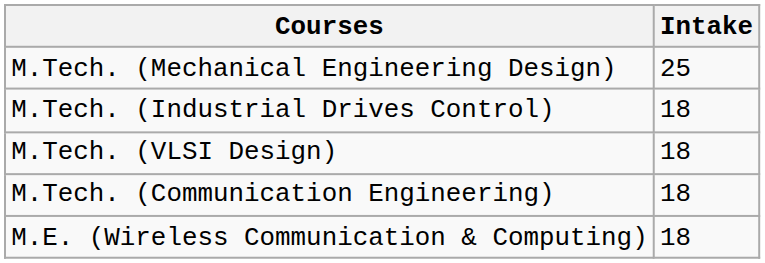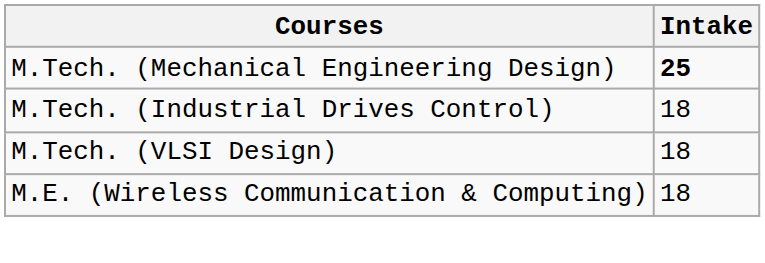(676, 68) normal -> (676, 68) bold
- row: (283, 195)
